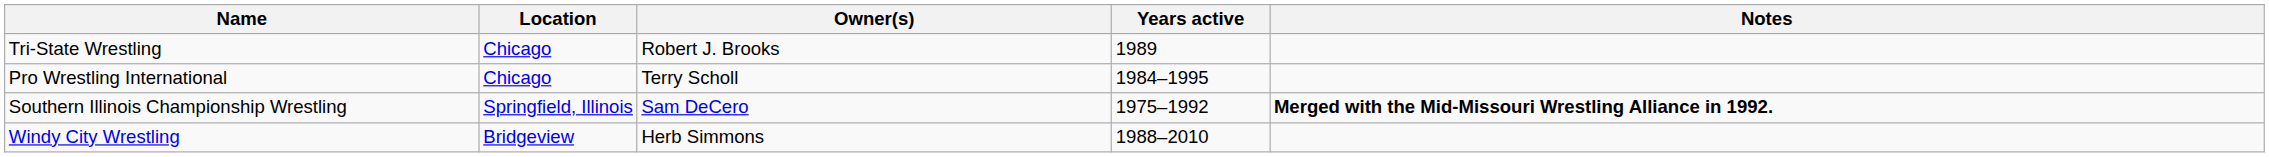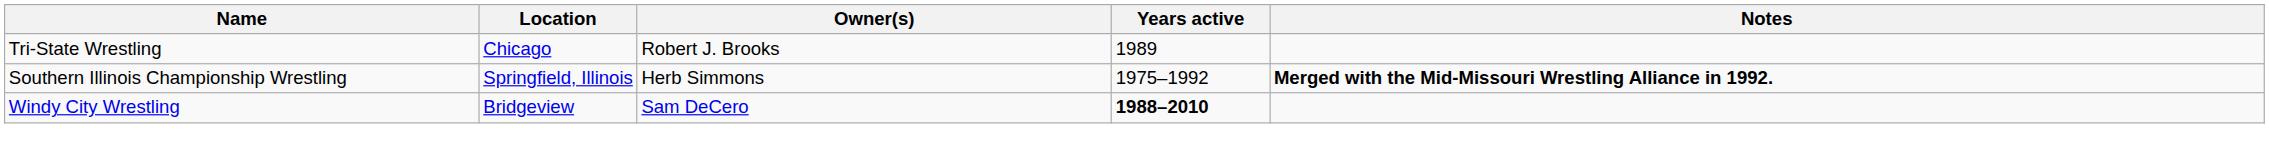- row: (118, 78)
(695, 107) Sam DeCero -> (703, 78) Herb Simmons
(703, 136) Herb Simmons -> (695, 107) Sam DeCero
(1162, 136) normal -> (1162, 107) bold
